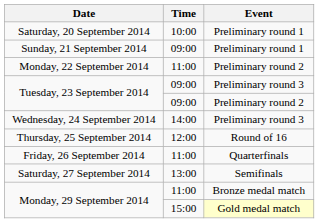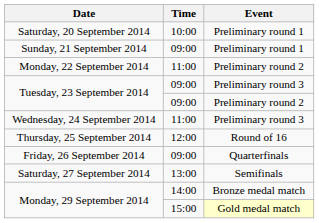(184, 119) 14:00 -> (184, 119) 11:00
(184, 155) 11:00 -> (184, 155) 09:00
(184, 191) 11:00 -> (184, 191) 14:00
